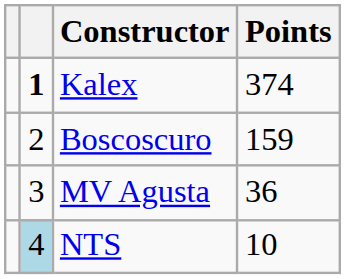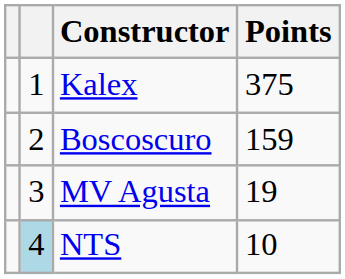(36, 84) bold -> (36, 84) normal
(269, 84) 374 -> (269, 84) 375
(261, 191) 36 -> (261, 191) 19
